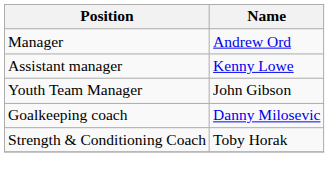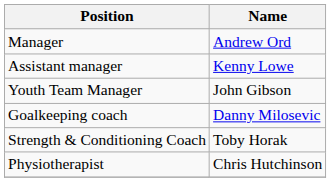+ row: (56, 164)
